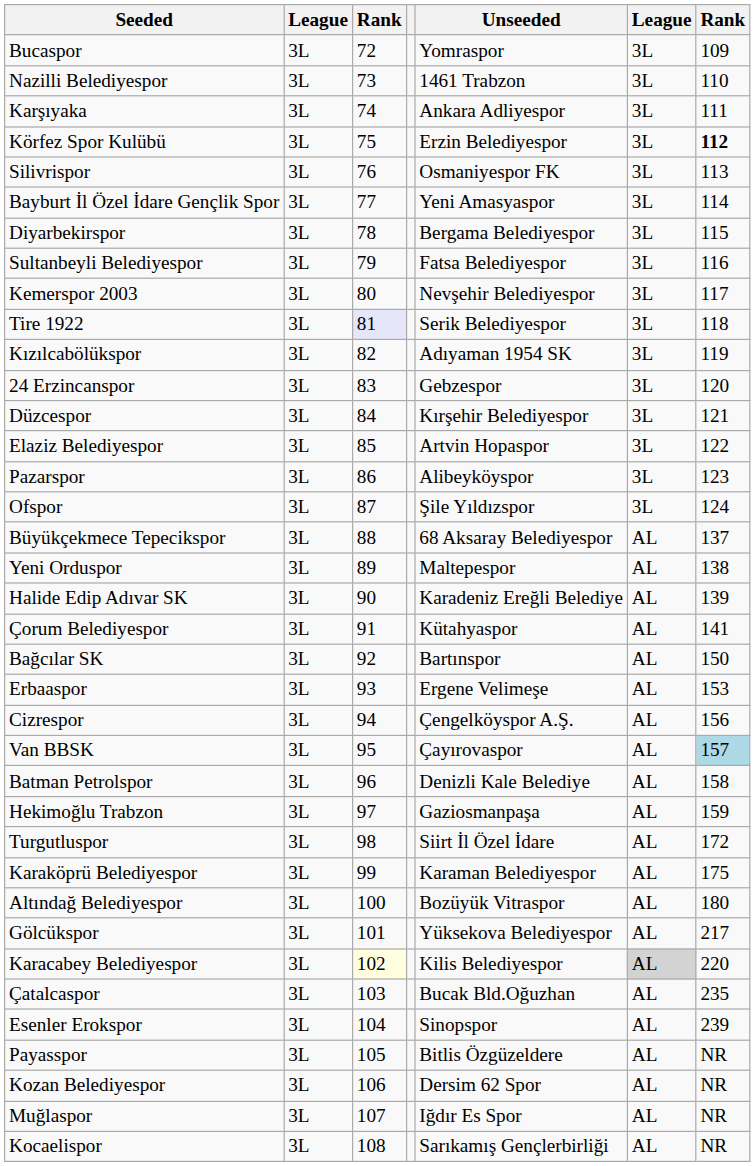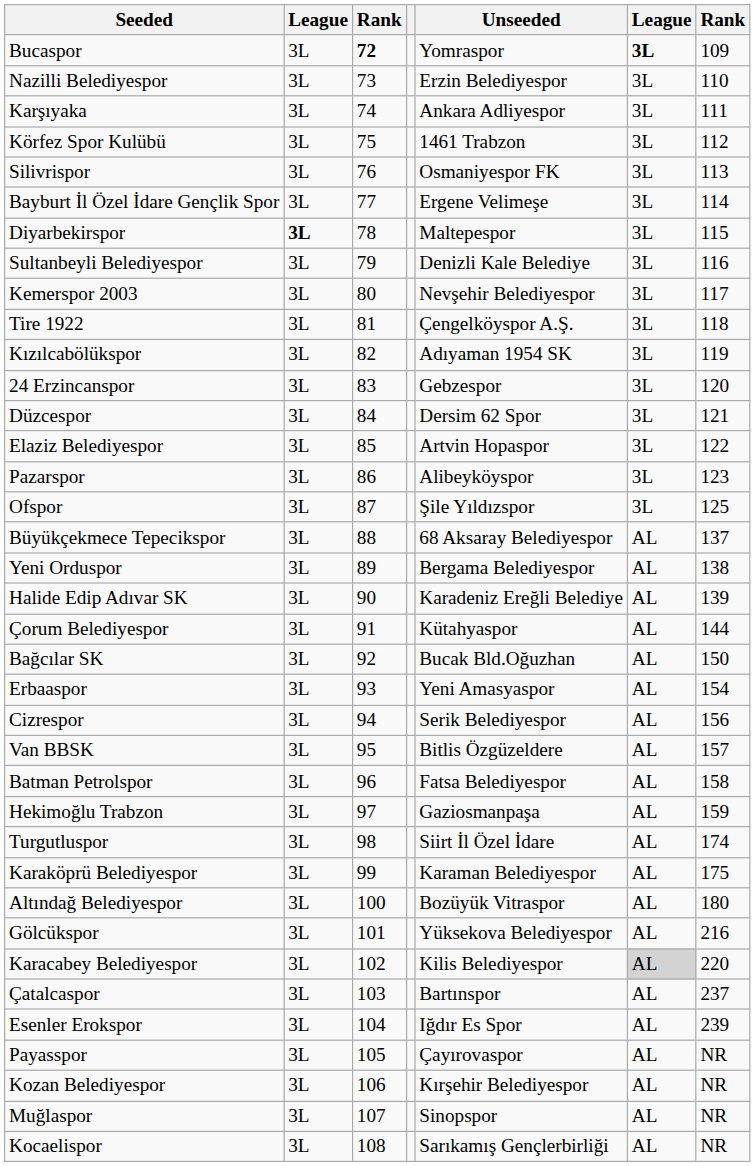(366, 50) normal -> (366, 50) bold
(642, 50) normal -> (643, 50) bold
(472, 80) 1461 Trabzon -> (493, 80) Erzin Belediyespor
(493, 141) Erzin Belediyespor -> (472, 141) 1461 Trabzon
(714, 141) bold -> (714, 141) normal
(487, 202) Yeni Amasyaspor -> (484, 202) Ergene Velimeşe
(299, 232) normal -> (299, 232) bold
(507, 232) Bergama Belediyespor -> (467, 232) Maltepespor
(493, 263) Fatsa Belediyespor -> (505, 263) Denizli Kale Belediye
(366, 324) lavender background -> (366, 324) no background
(493, 324) Serik Belediyespor -> (496, 324) Çengelköyspor A.Ş.
(504, 415) Kırşehir Belediyespor -> (480, 415) Dersim 62 Spor
(715, 506) 124 -> (715, 506) 125
(467, 567) Maltepespor -> (507, 567) Bergama Belediyespor
(715, 628) 141 -> (715, 628) 144
(460, 659) Bartınspor -> (497, 659) Bucak Bld.Oğuzhan
(484, 689) Ergene Velimeşe -> (487, 689) Yeni Amasyaspor
(715, 689) 153 -> (715, 689) 154
(496, 720) Çengelköyspor A.Ş. -> (493, 720) Serik Belediyespor
(471, 750) Çayırovaspor -> (491, 750) Bitlis Özgüzeldere
(715, 750) lightblue background -> (715, 750) no background
(505, 780) Denizli Kale Belediye -> (493, 780) Fatsa Belediyespor
(715, 841) 172 -> (715, 841) 174
(715, 933) 217 -> (715, 933) 216
(371, 963) lightyellow background -> (371, 963) no background
(497, 994) Bucak Bld.Oğuzhan -> (460, 994) Bartınspor
(715, 994) 235 -> (715, 994) 237
(458, 1024) Sinopspor -> (471, 1024) Iğdır Es Spor
(491, 1055) Bitlis Özgüzeldere -> (471, 1055) Çayırovaspor
(480, 1085) Dersim 62 Spor -> (504, 1085) Kırşehir Belediyespor
(471, 1115) Iğdır Es Spor -> (458, 1115) Sinopspor
